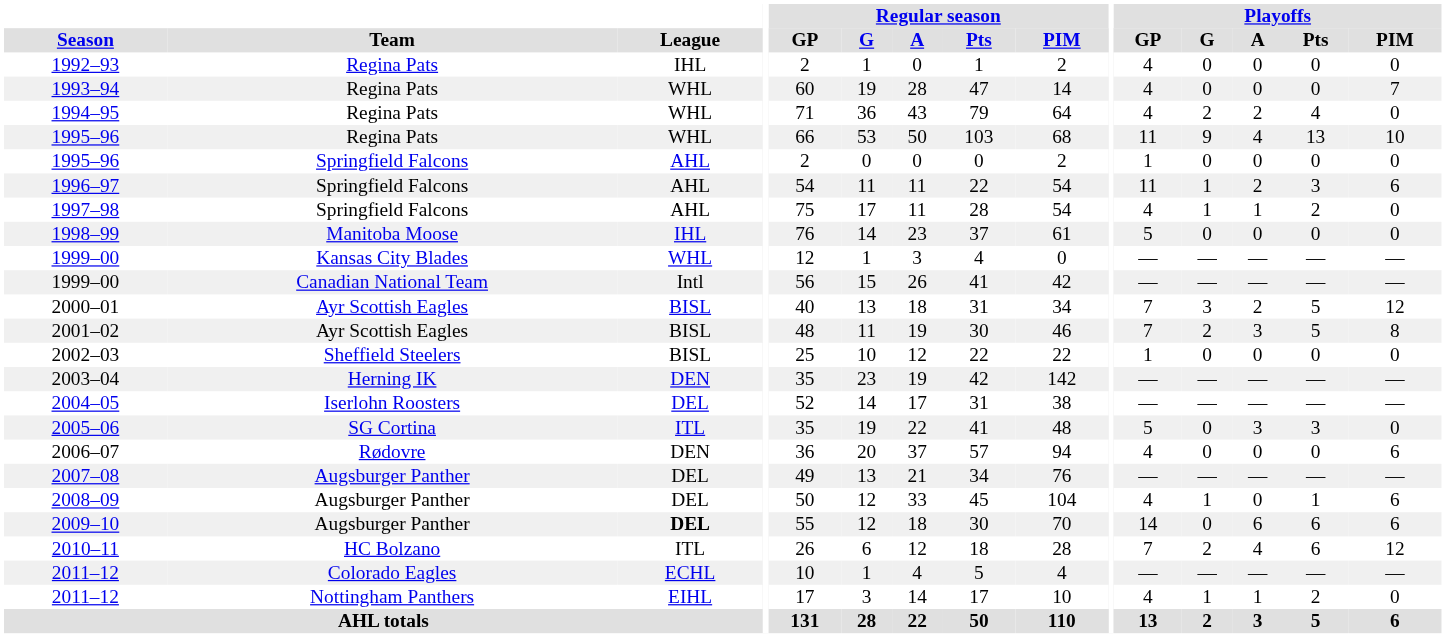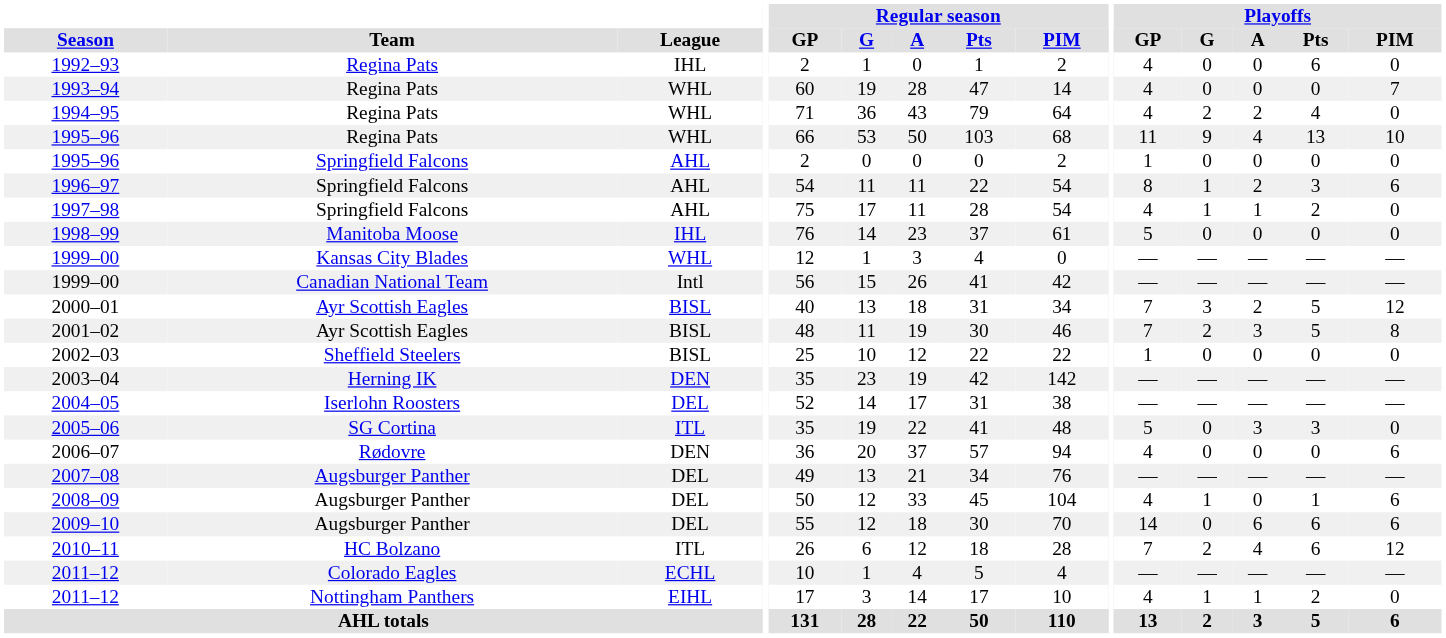(1316, 64) 0 -> (1316, 64) 6
(1148, 185) 11 -> (1148, 185) 8
(690, 524) bold -> (690, 524) normal
